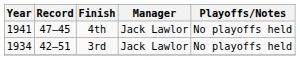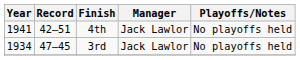(55, 30) 47–45 -> (55, 30) 42–51
(55, 46) 42–51 -> (55, 46) 47–45
